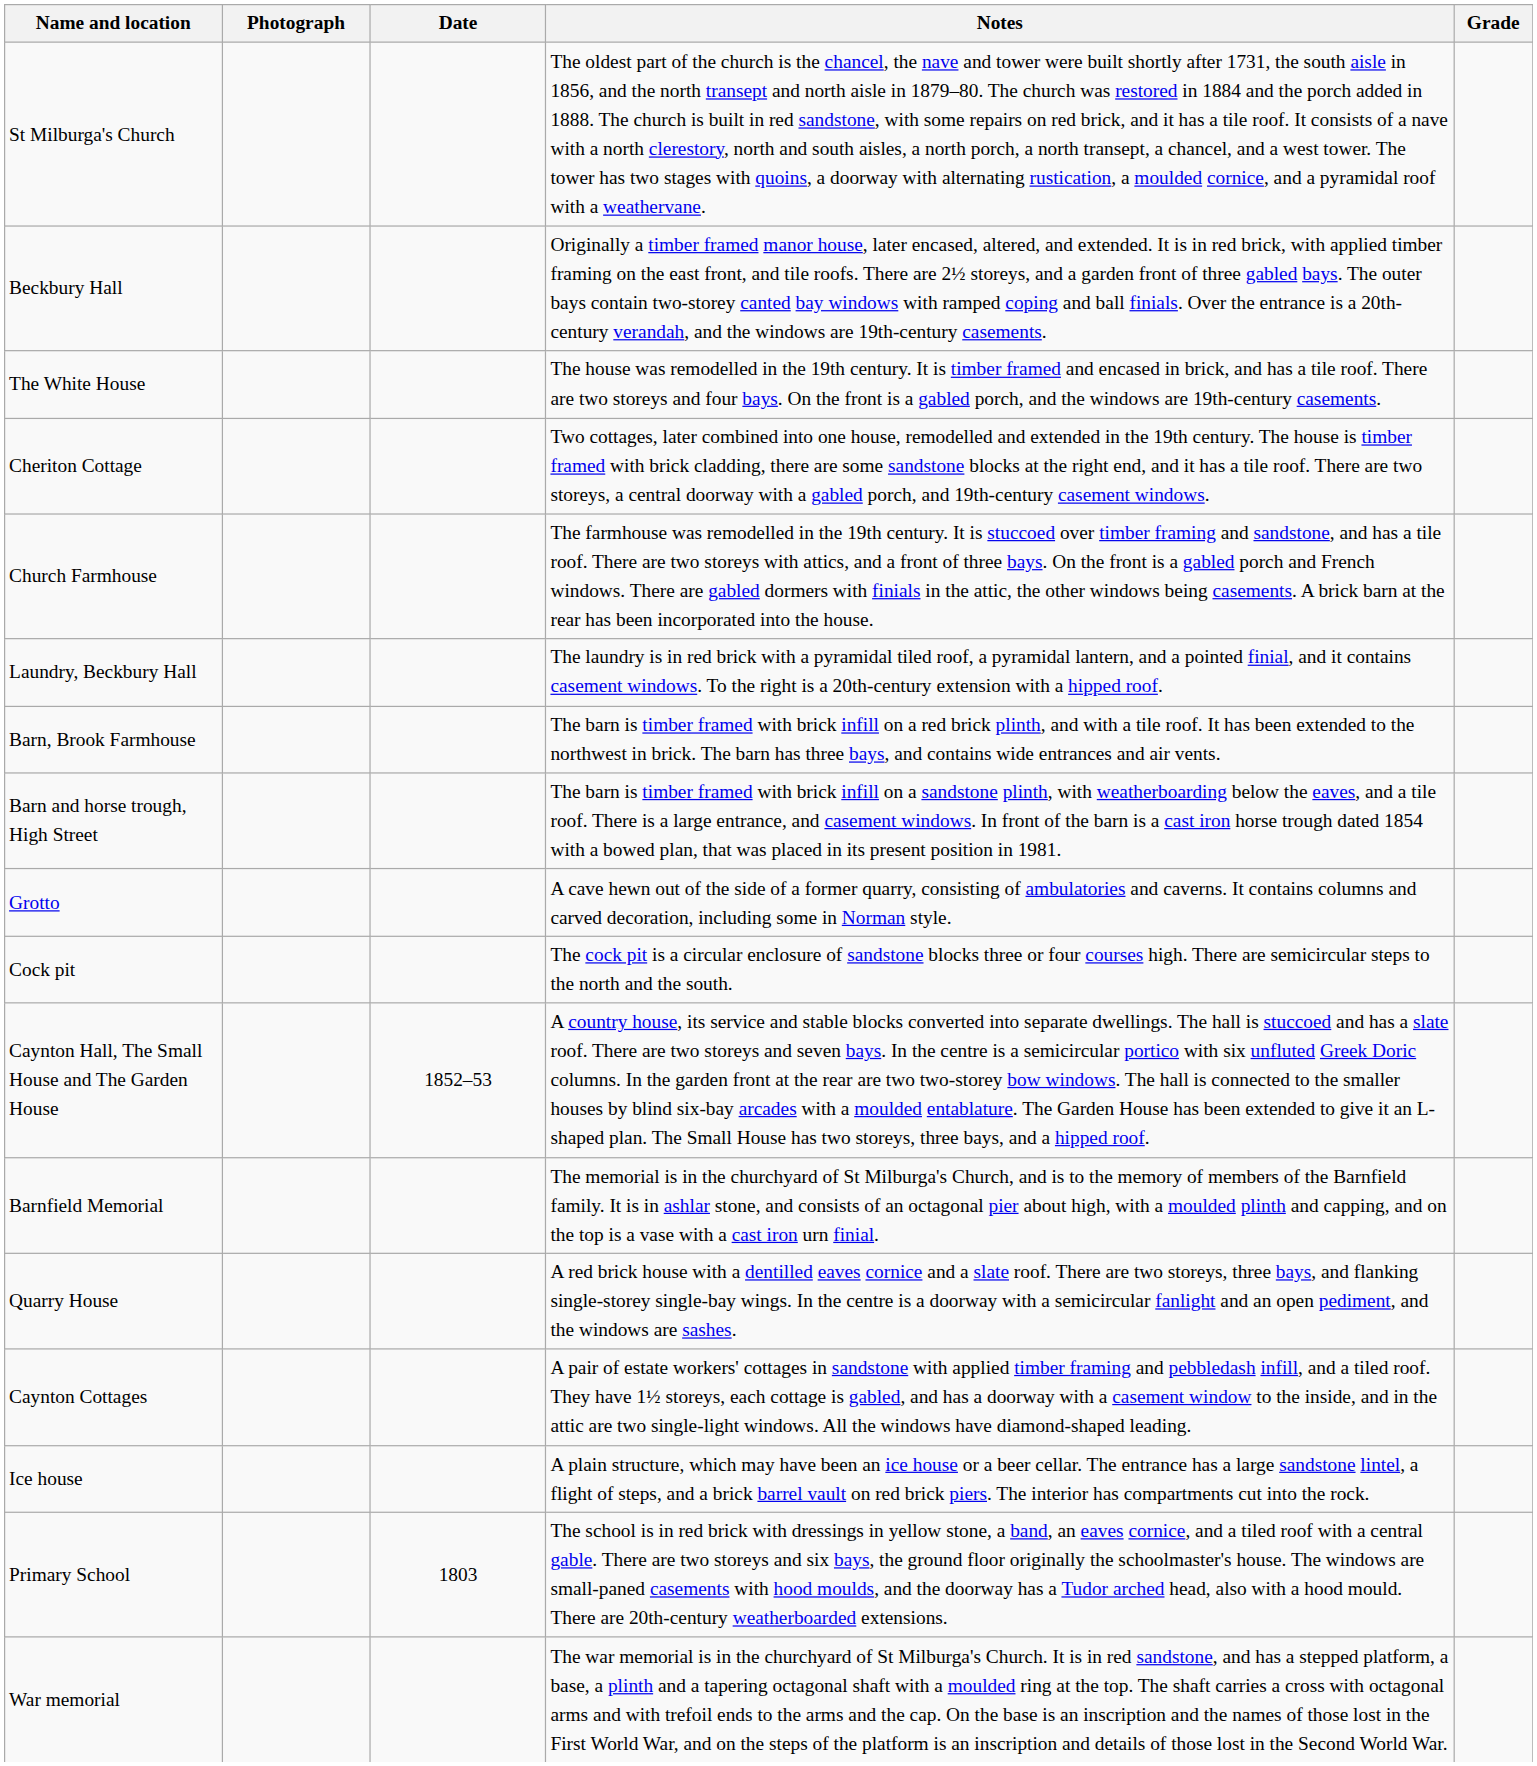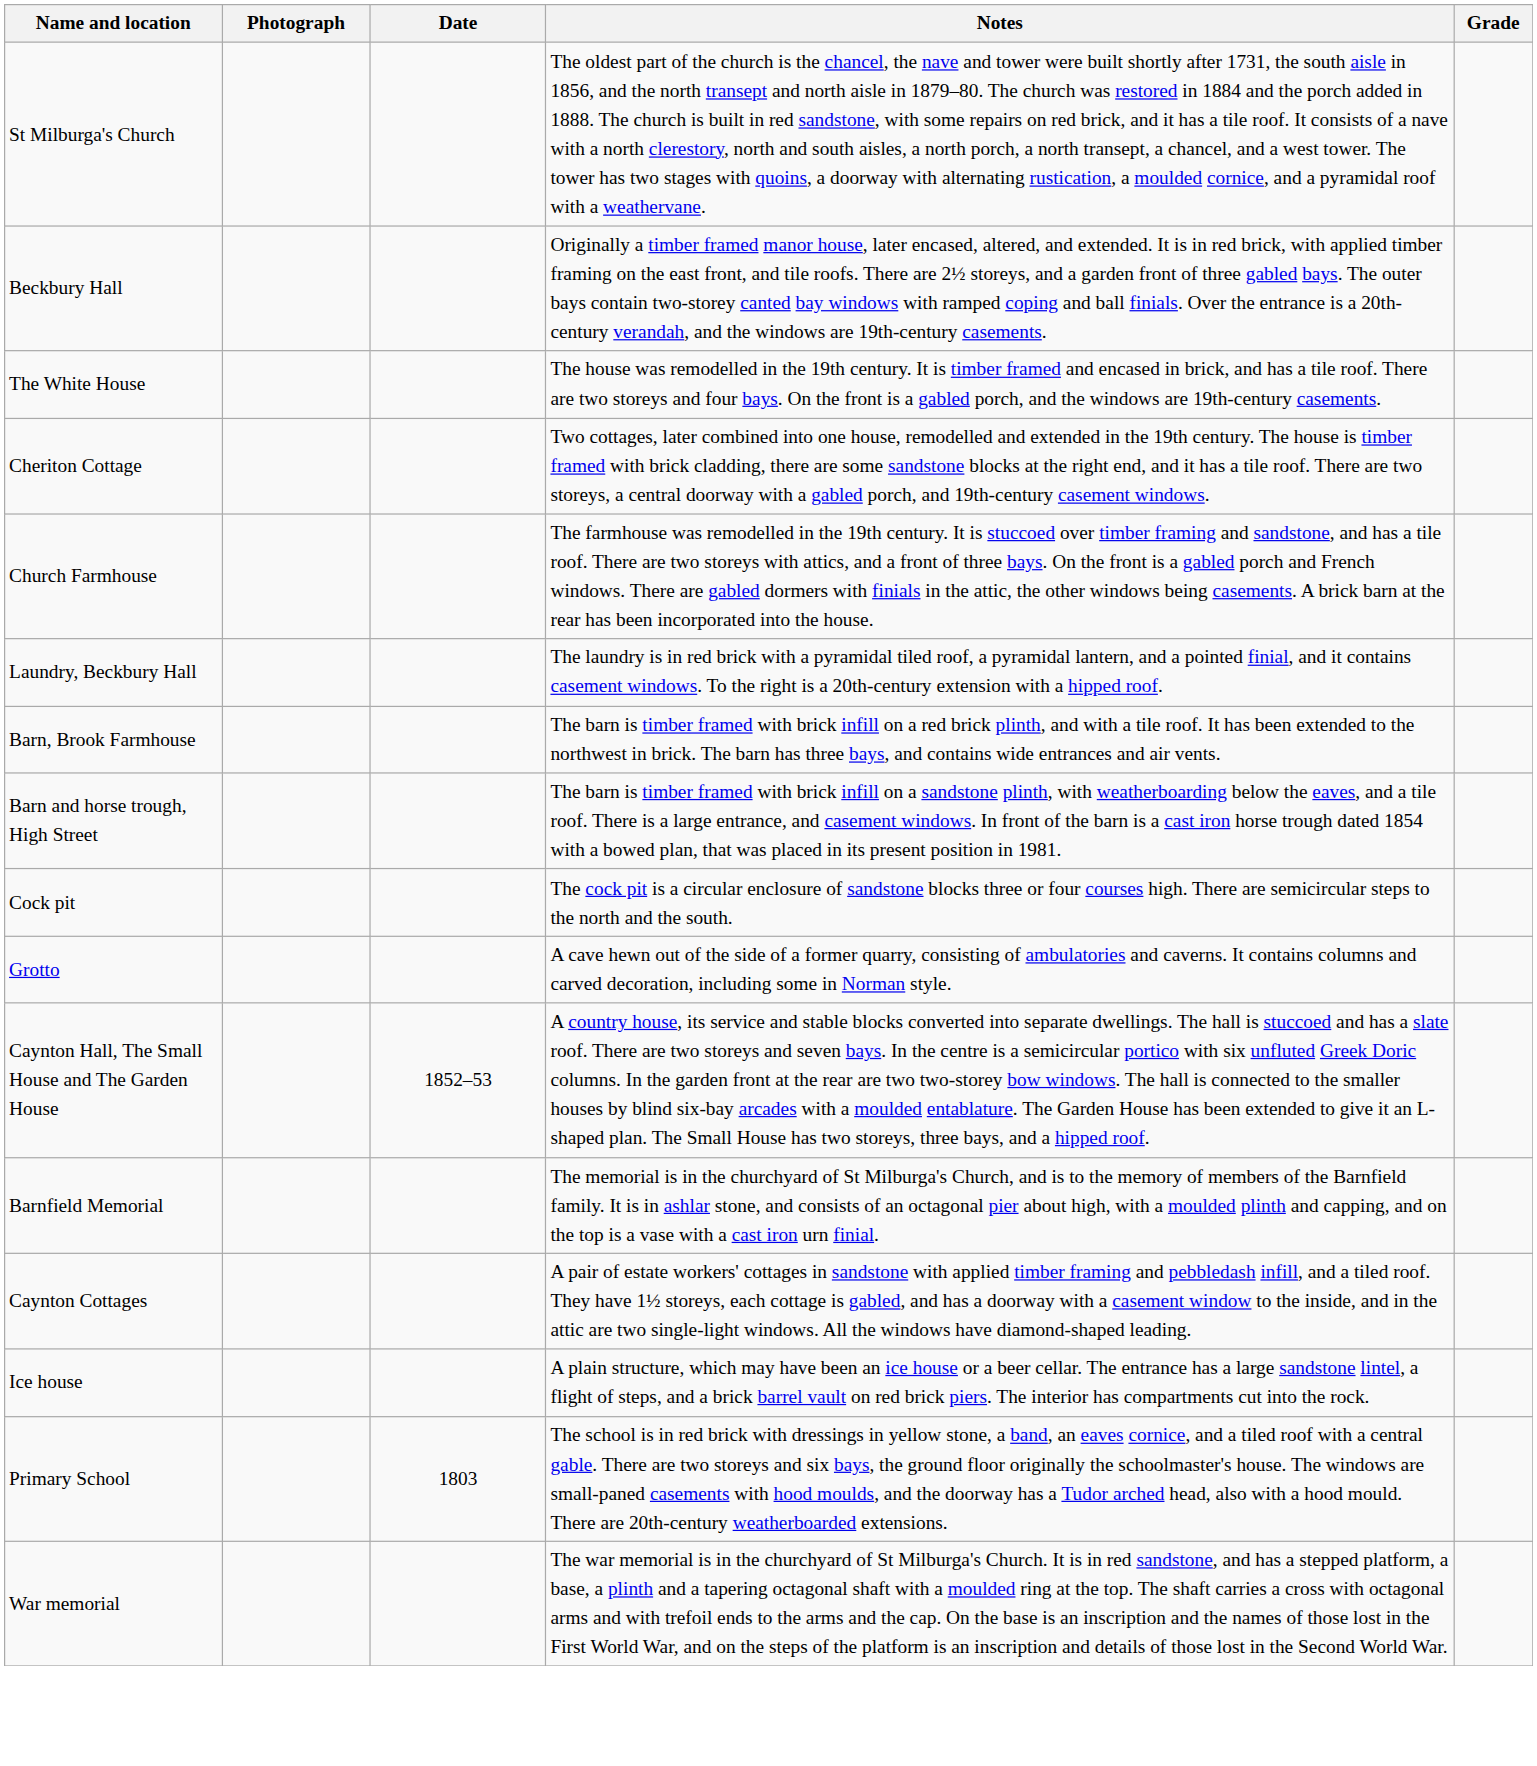rows swapped: (42, 969) <-> (34, 902)
- row: (64, 1301)
